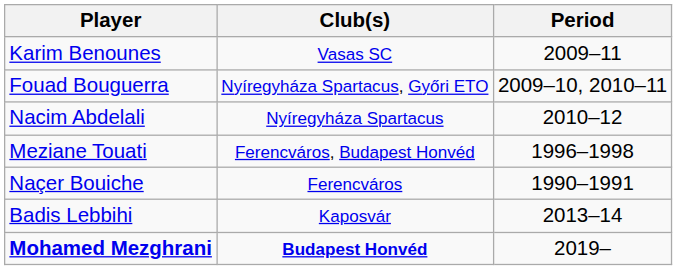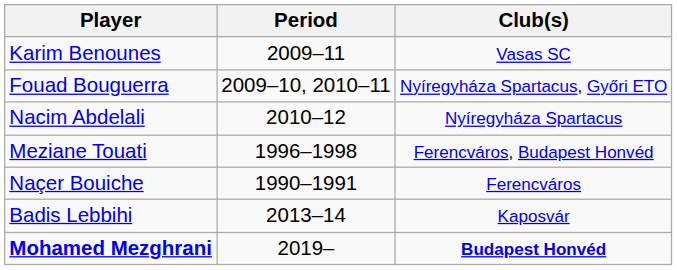columns swapped: (355, 20) <-> (583, 20)
